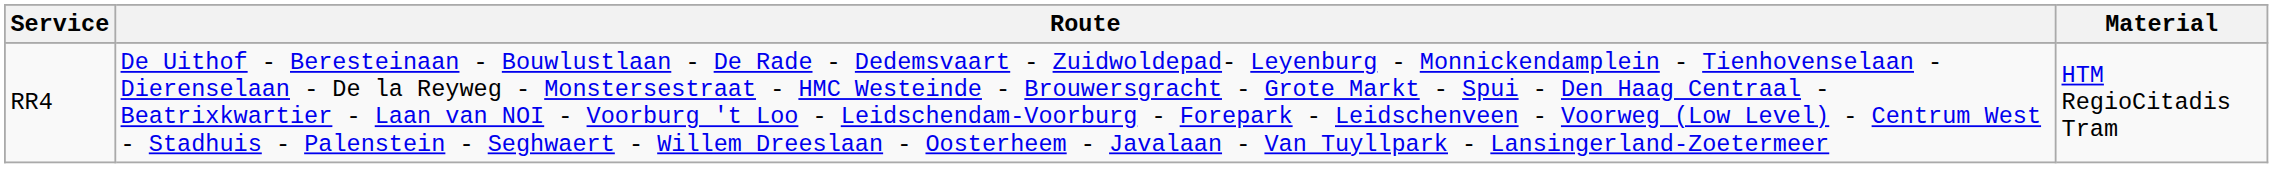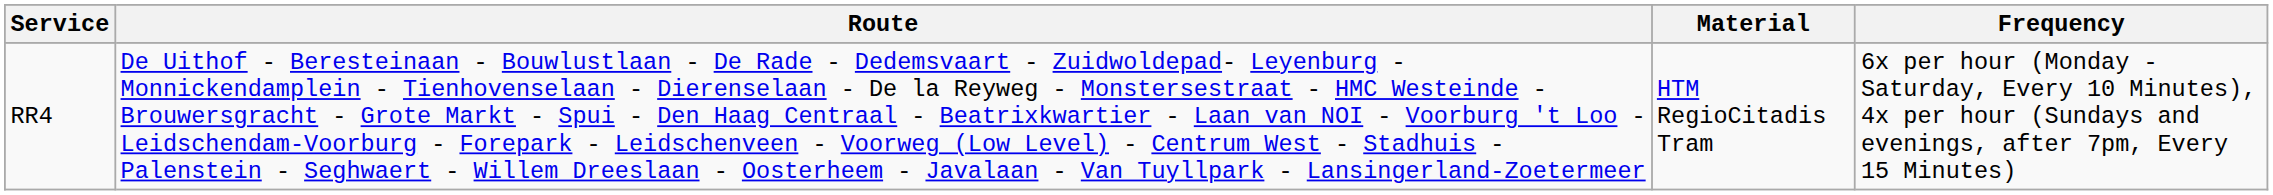+ column: (2061, 24)
